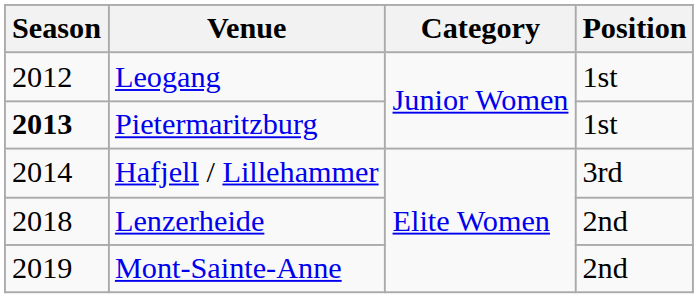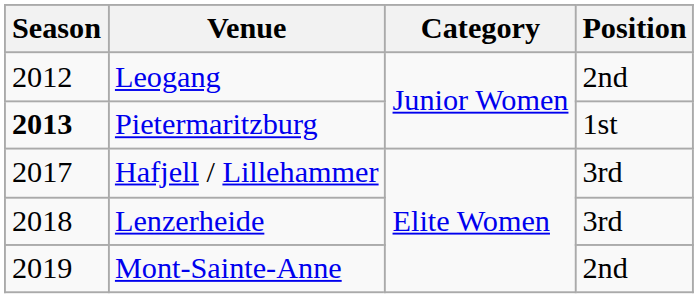(600, 76) 1st -> (605, 76) 2nd
(42, 172) 2014 -> (42, 172) 2017
(605, 220) 2nd -> (603, 220) 3rd
